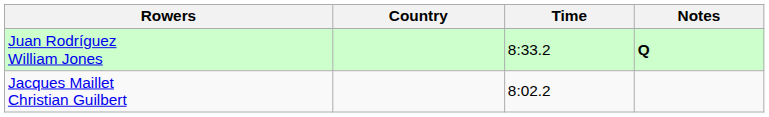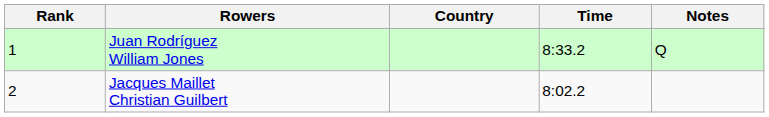+ column: (55, 16)
(644, 49) bold -> (661, 49) normal
